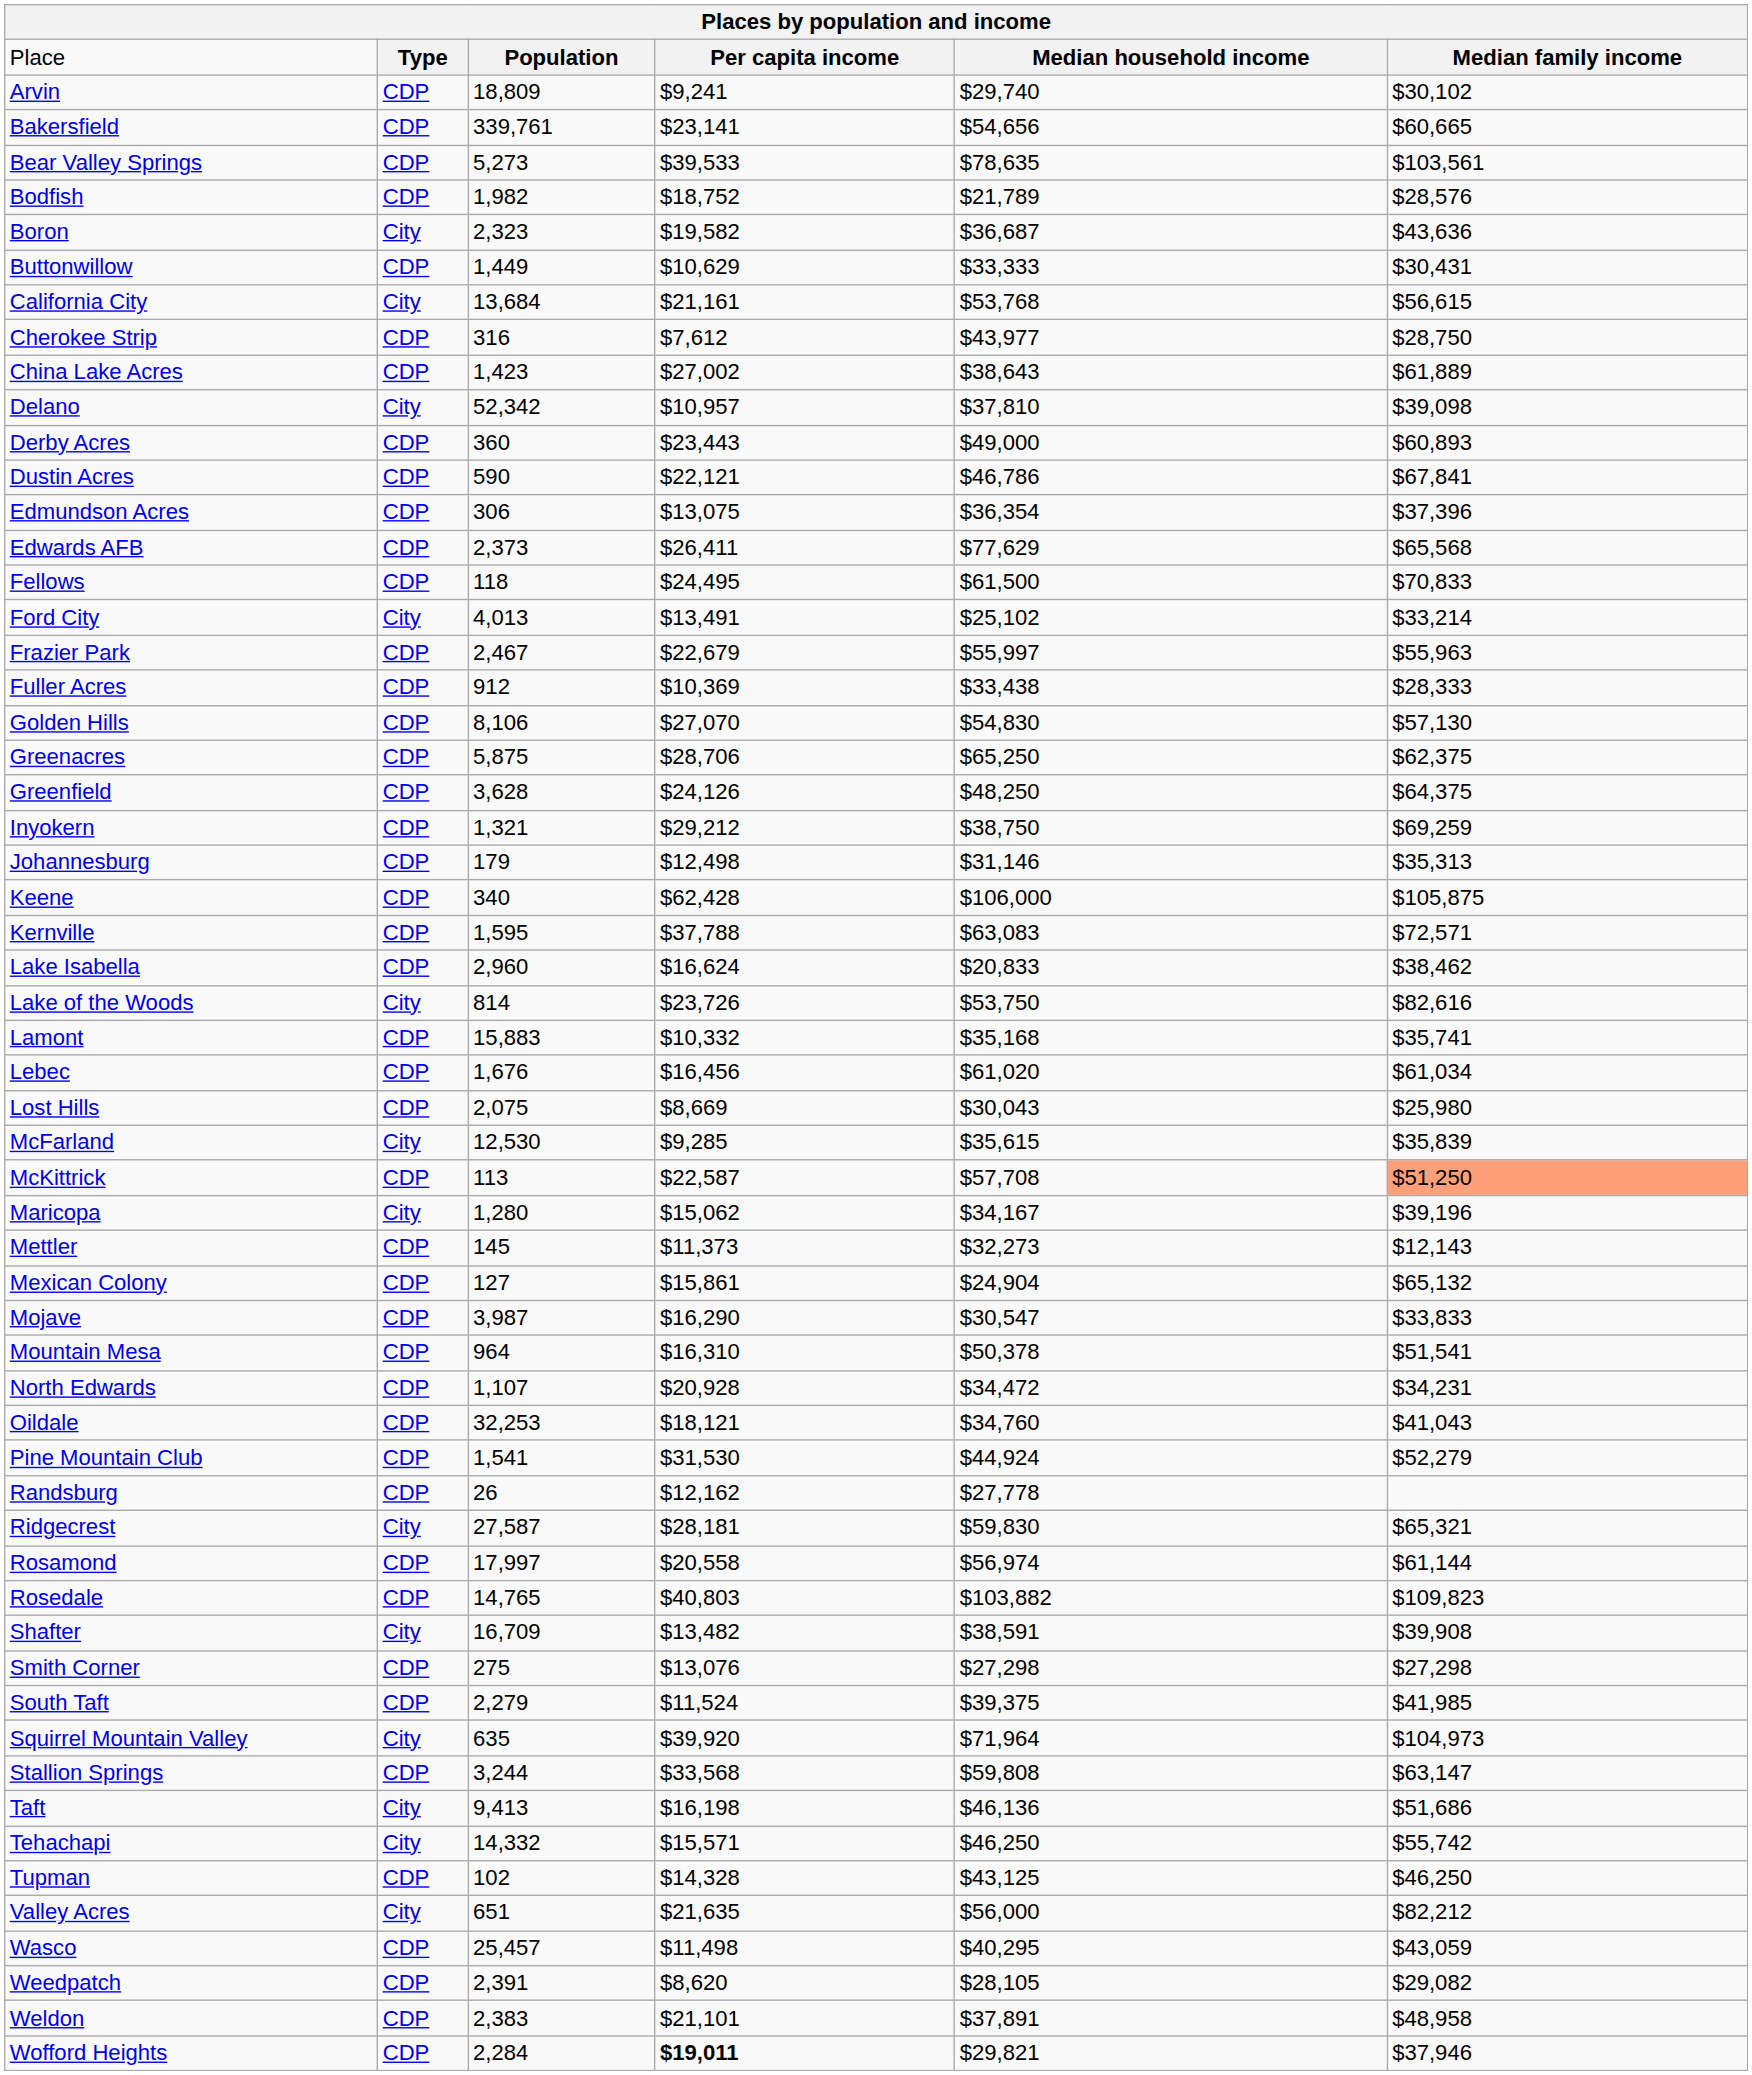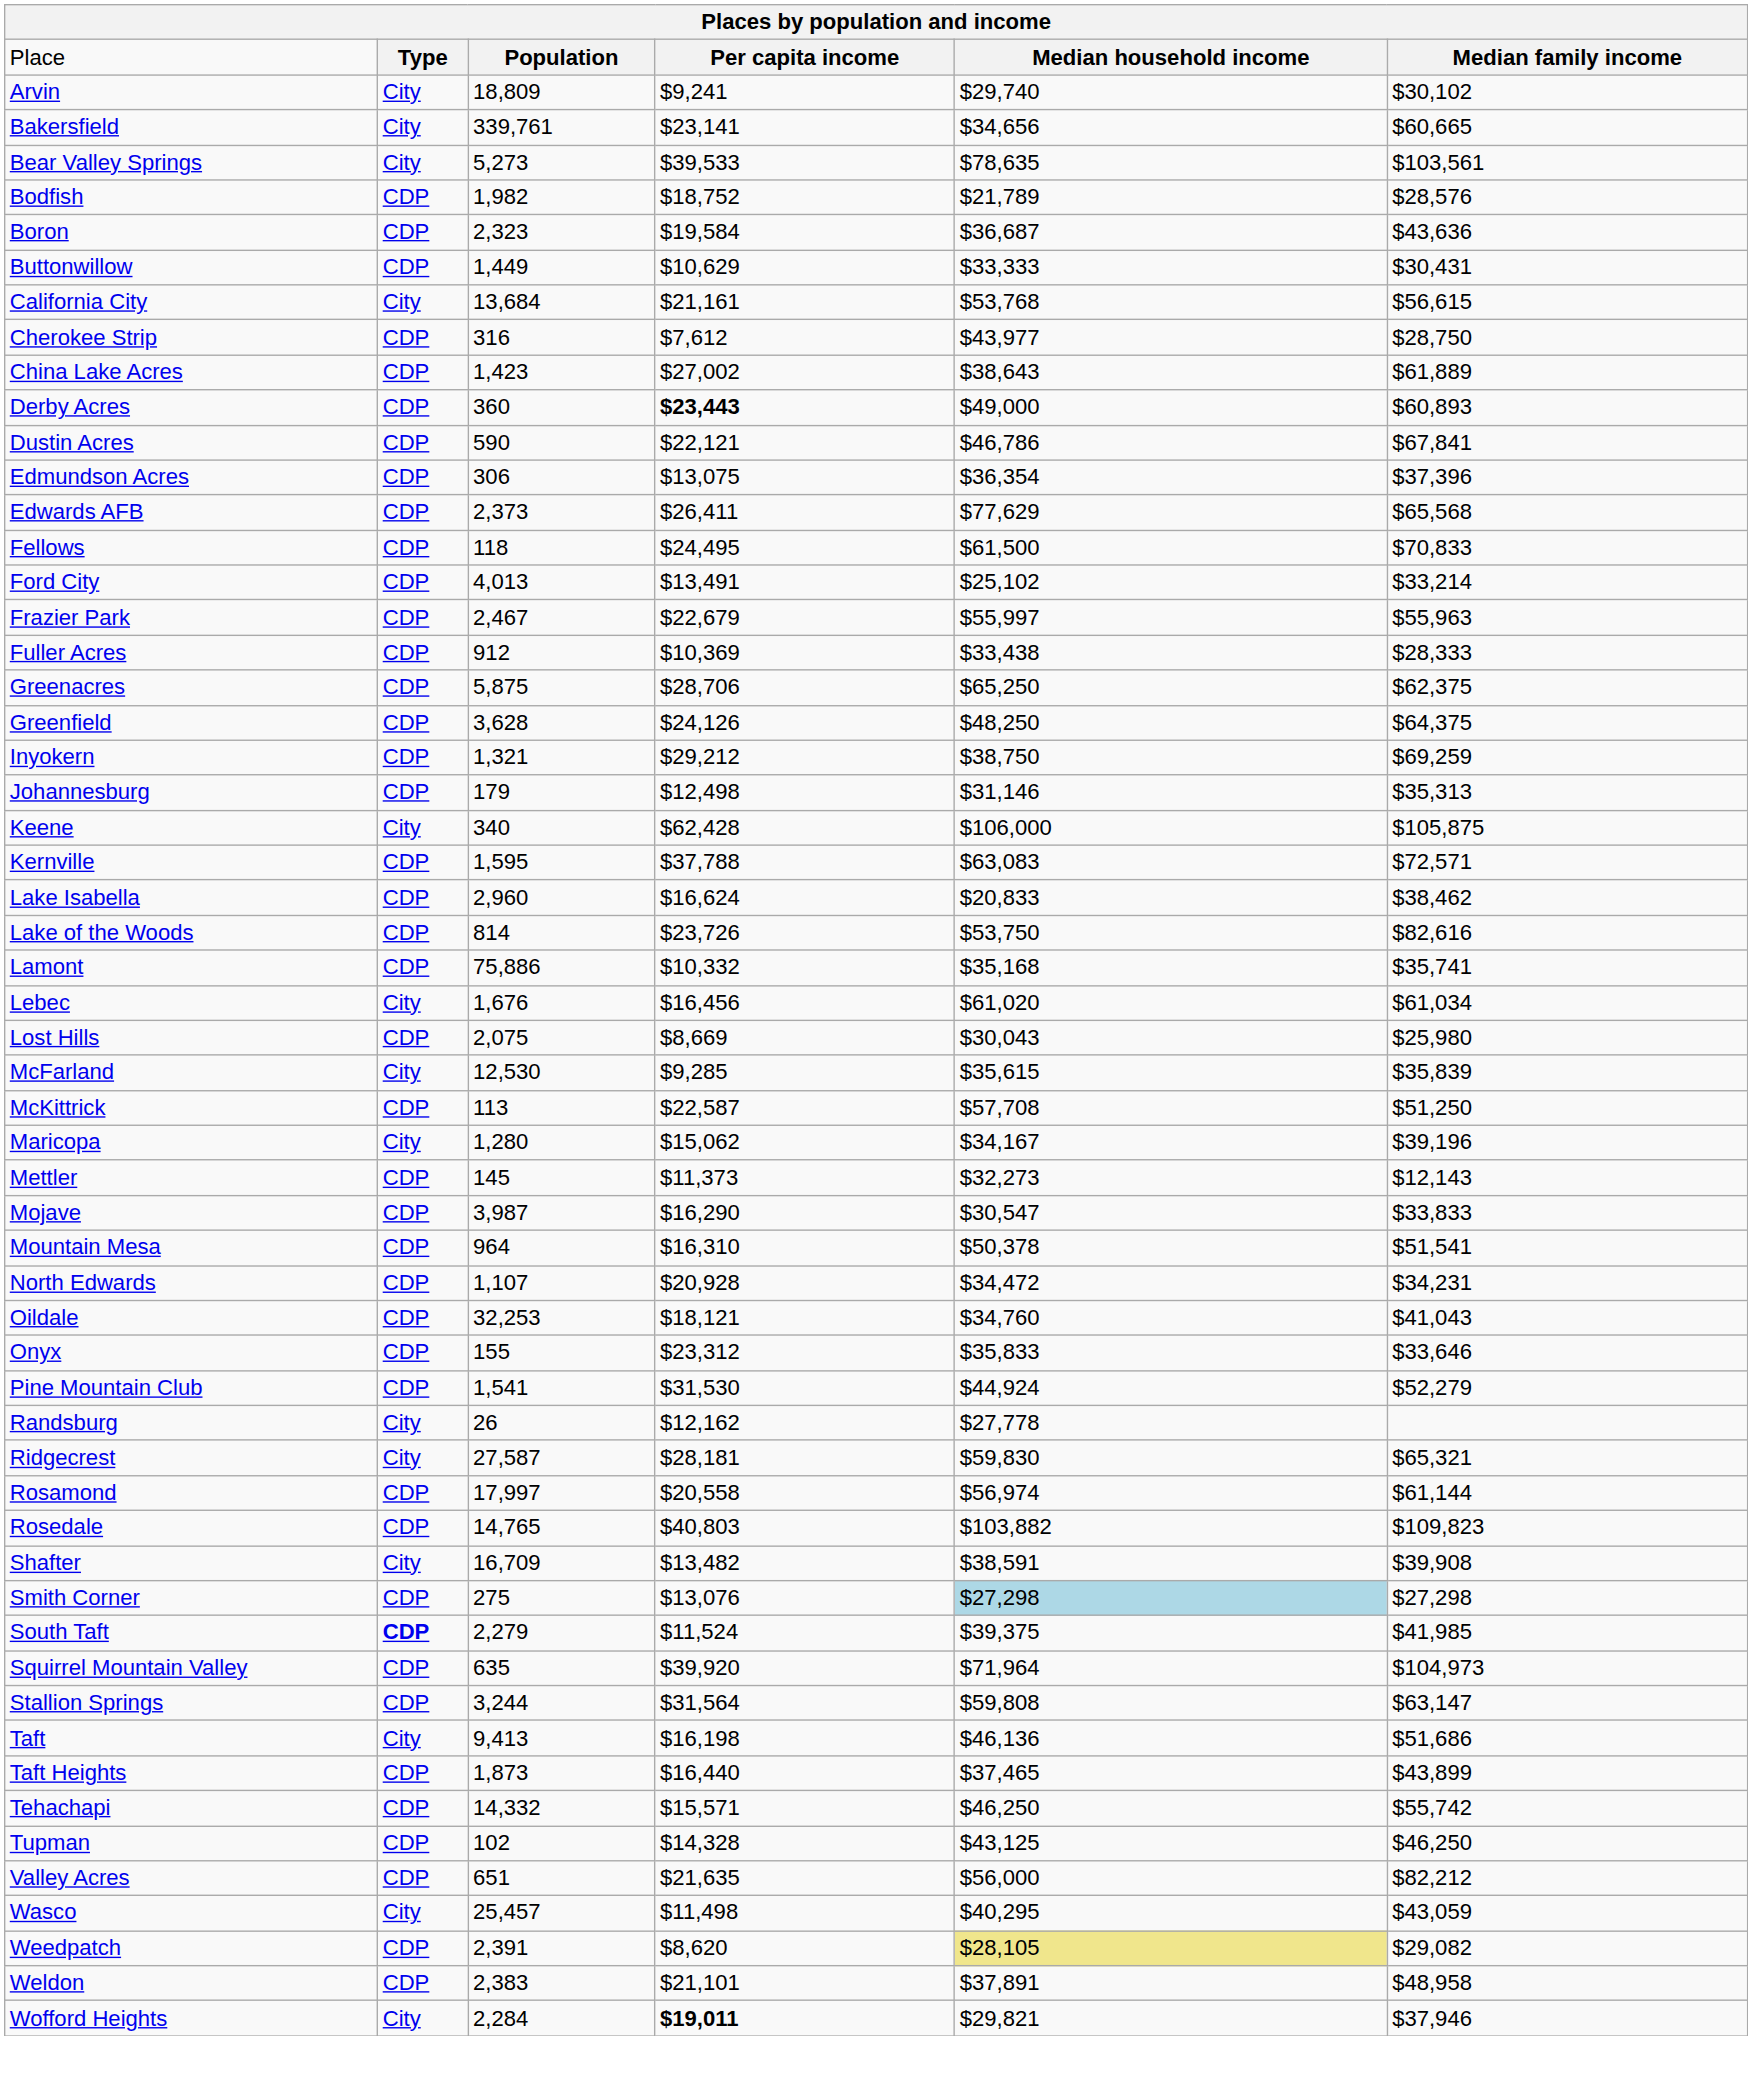(406, 92) CDP -> (402, 92) City
(406, 127) CDP -> (402, 127) City
(1000, 127) $54,656 -> (1000, 127) $34,656
(406, 162) CDP -> (402, 162) City
(402, 232) City -> (406, 232) CDP
(700, 232) $19,582 -> (700, 232) $19,584
- row: (45, 407)
(700, 442) normal -> (700, 407) bold
(402, 617) City -> (406, 582) CDP
- row: (69, 722)
(406, 897) CDP -> (402, 827) City
(402, 1002) City -> (406, 932) CDP
(507, 1037) 15,883 -> (507, 967) 75,886
(406, 1072) CDP -> (402, 1002) City
(1432, 1177) lightsalmon background -> (1432, 1107) no background
- row: (88, 1282)
+ row: (36, 1352)
(406, 1492) CDP -> (402, 1422) City
(1000, 1667) no background -> (1000, 1597) lightblue background
(406, 1702) normal -> (406, 1632) bold
(402, 1737) City -> (406, 1667) CDP
(700, 1772) $33,568 -> (700, 1702) $31,564
+ row: (68, 1772)
(402, 1842) City -> (406, 1807) CDP
(402, 1912) City -> (406, 1877) CDP
(406, 1947) CDP -> (402, 1912) City
(1000, 1982) no background -> (1000, 1947) khaki background
(406, 2053) CDP -> (402, 2018) City
